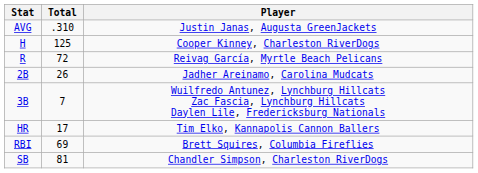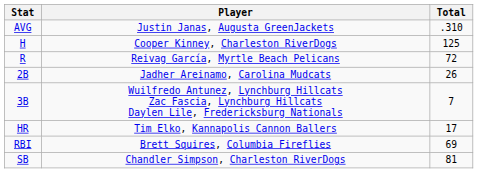columns swapped: (278, 12) <-> (62, 12)
